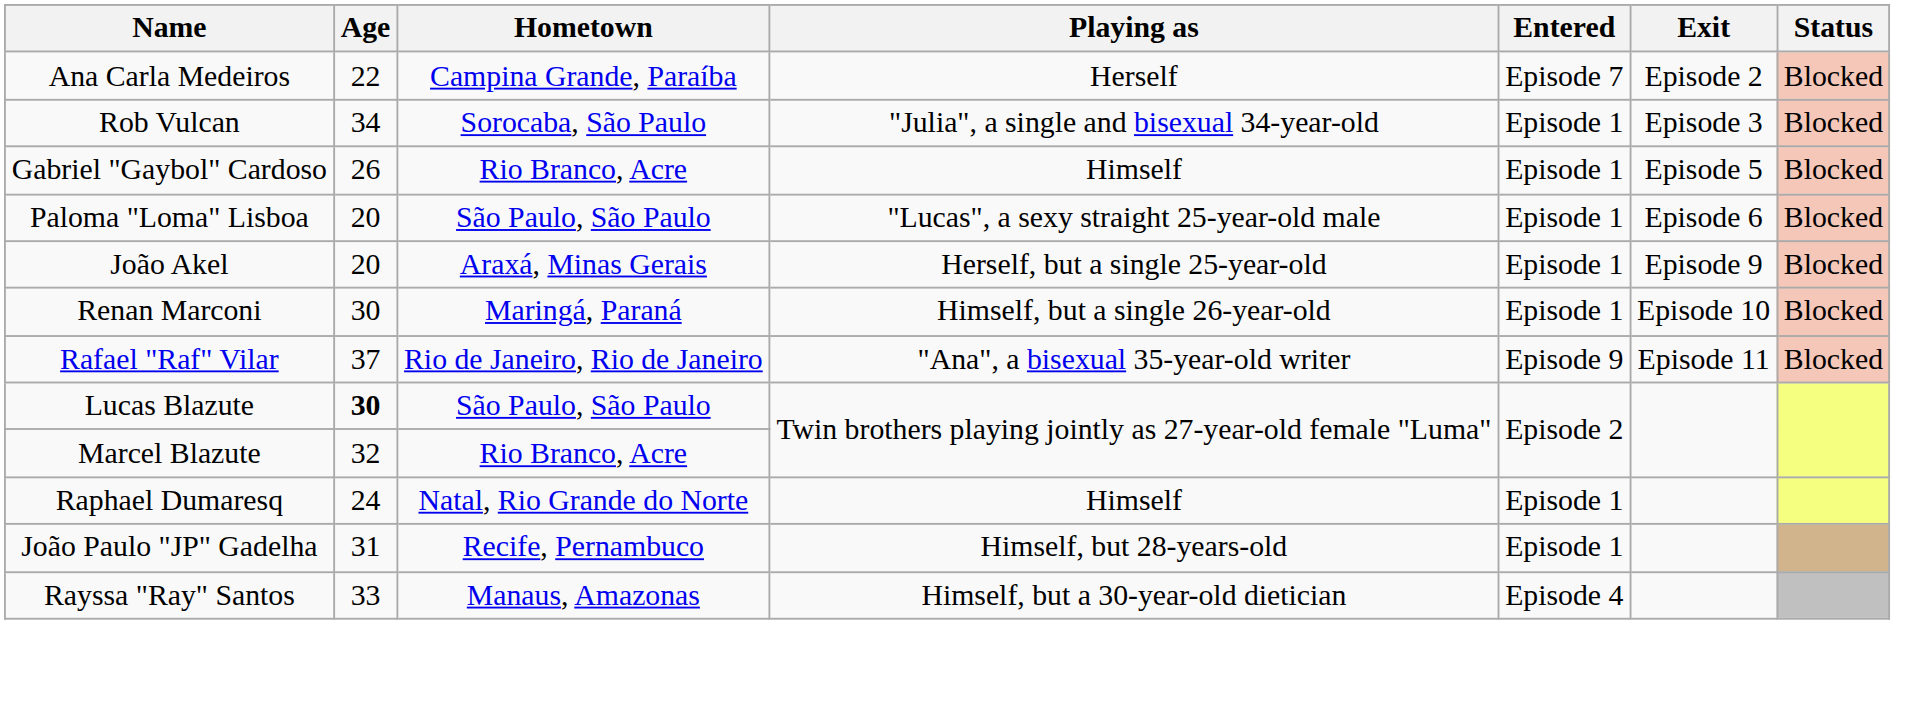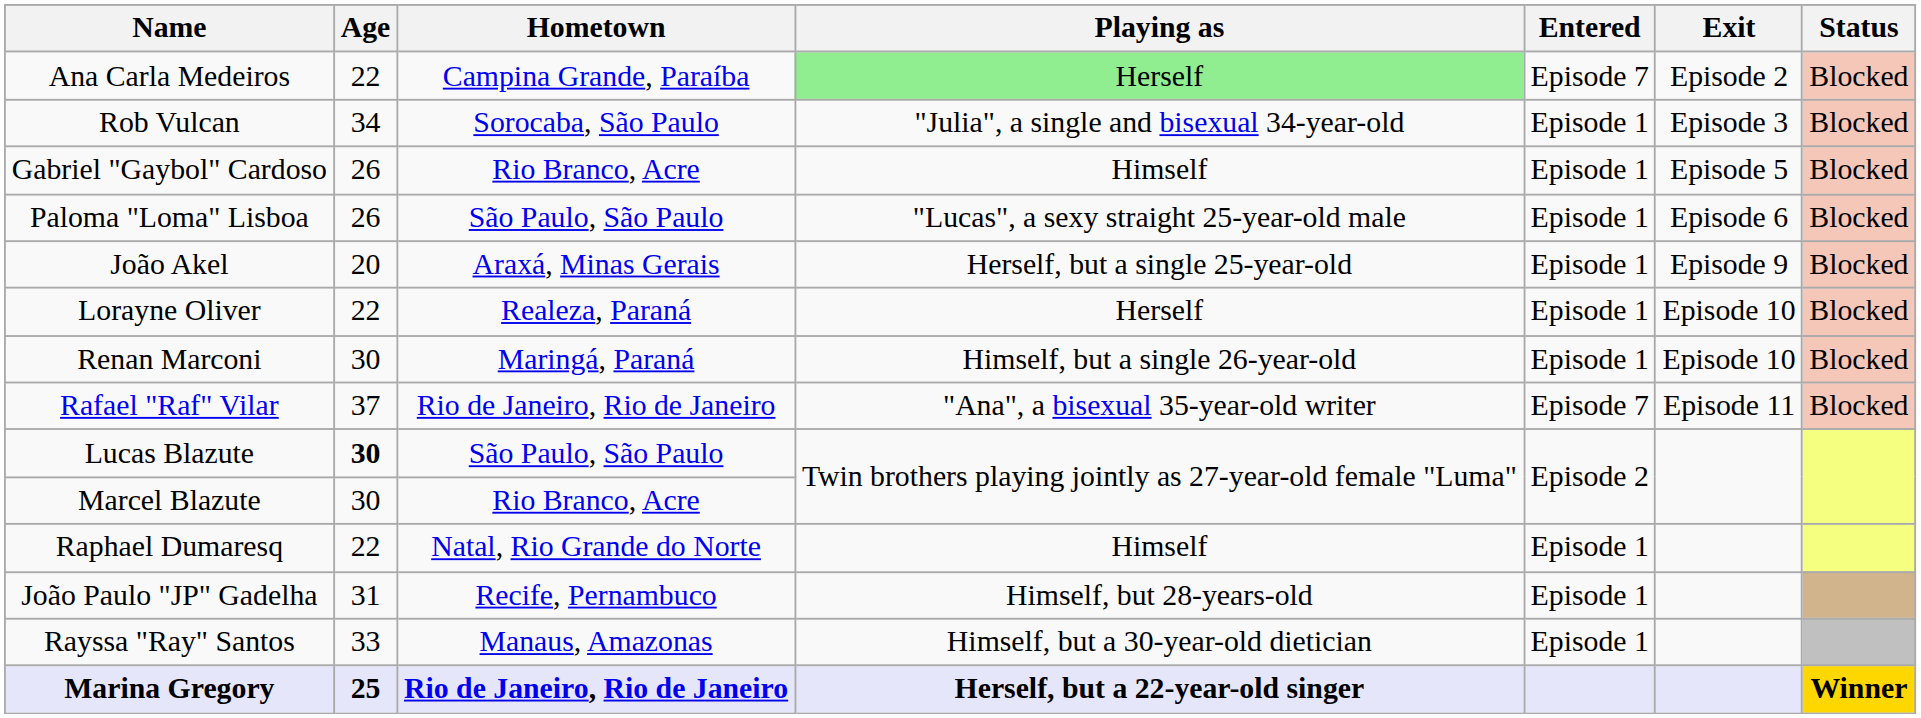(1134, 75) no background -> (1159, 75) lightgreen background
(366, 216) 20 -> (366, 216) 26
+ row: (169, 311)
(1564, 358) Episode 9 -> (1590, 405) Episode 7
(366, 452) 32 -> (366, 500) 30
(366, 500) 24 -> (366, 547) 22
(1564, 594) Episode 4 -> (1590, 641) Episode 1
+ row: (169, 688)
